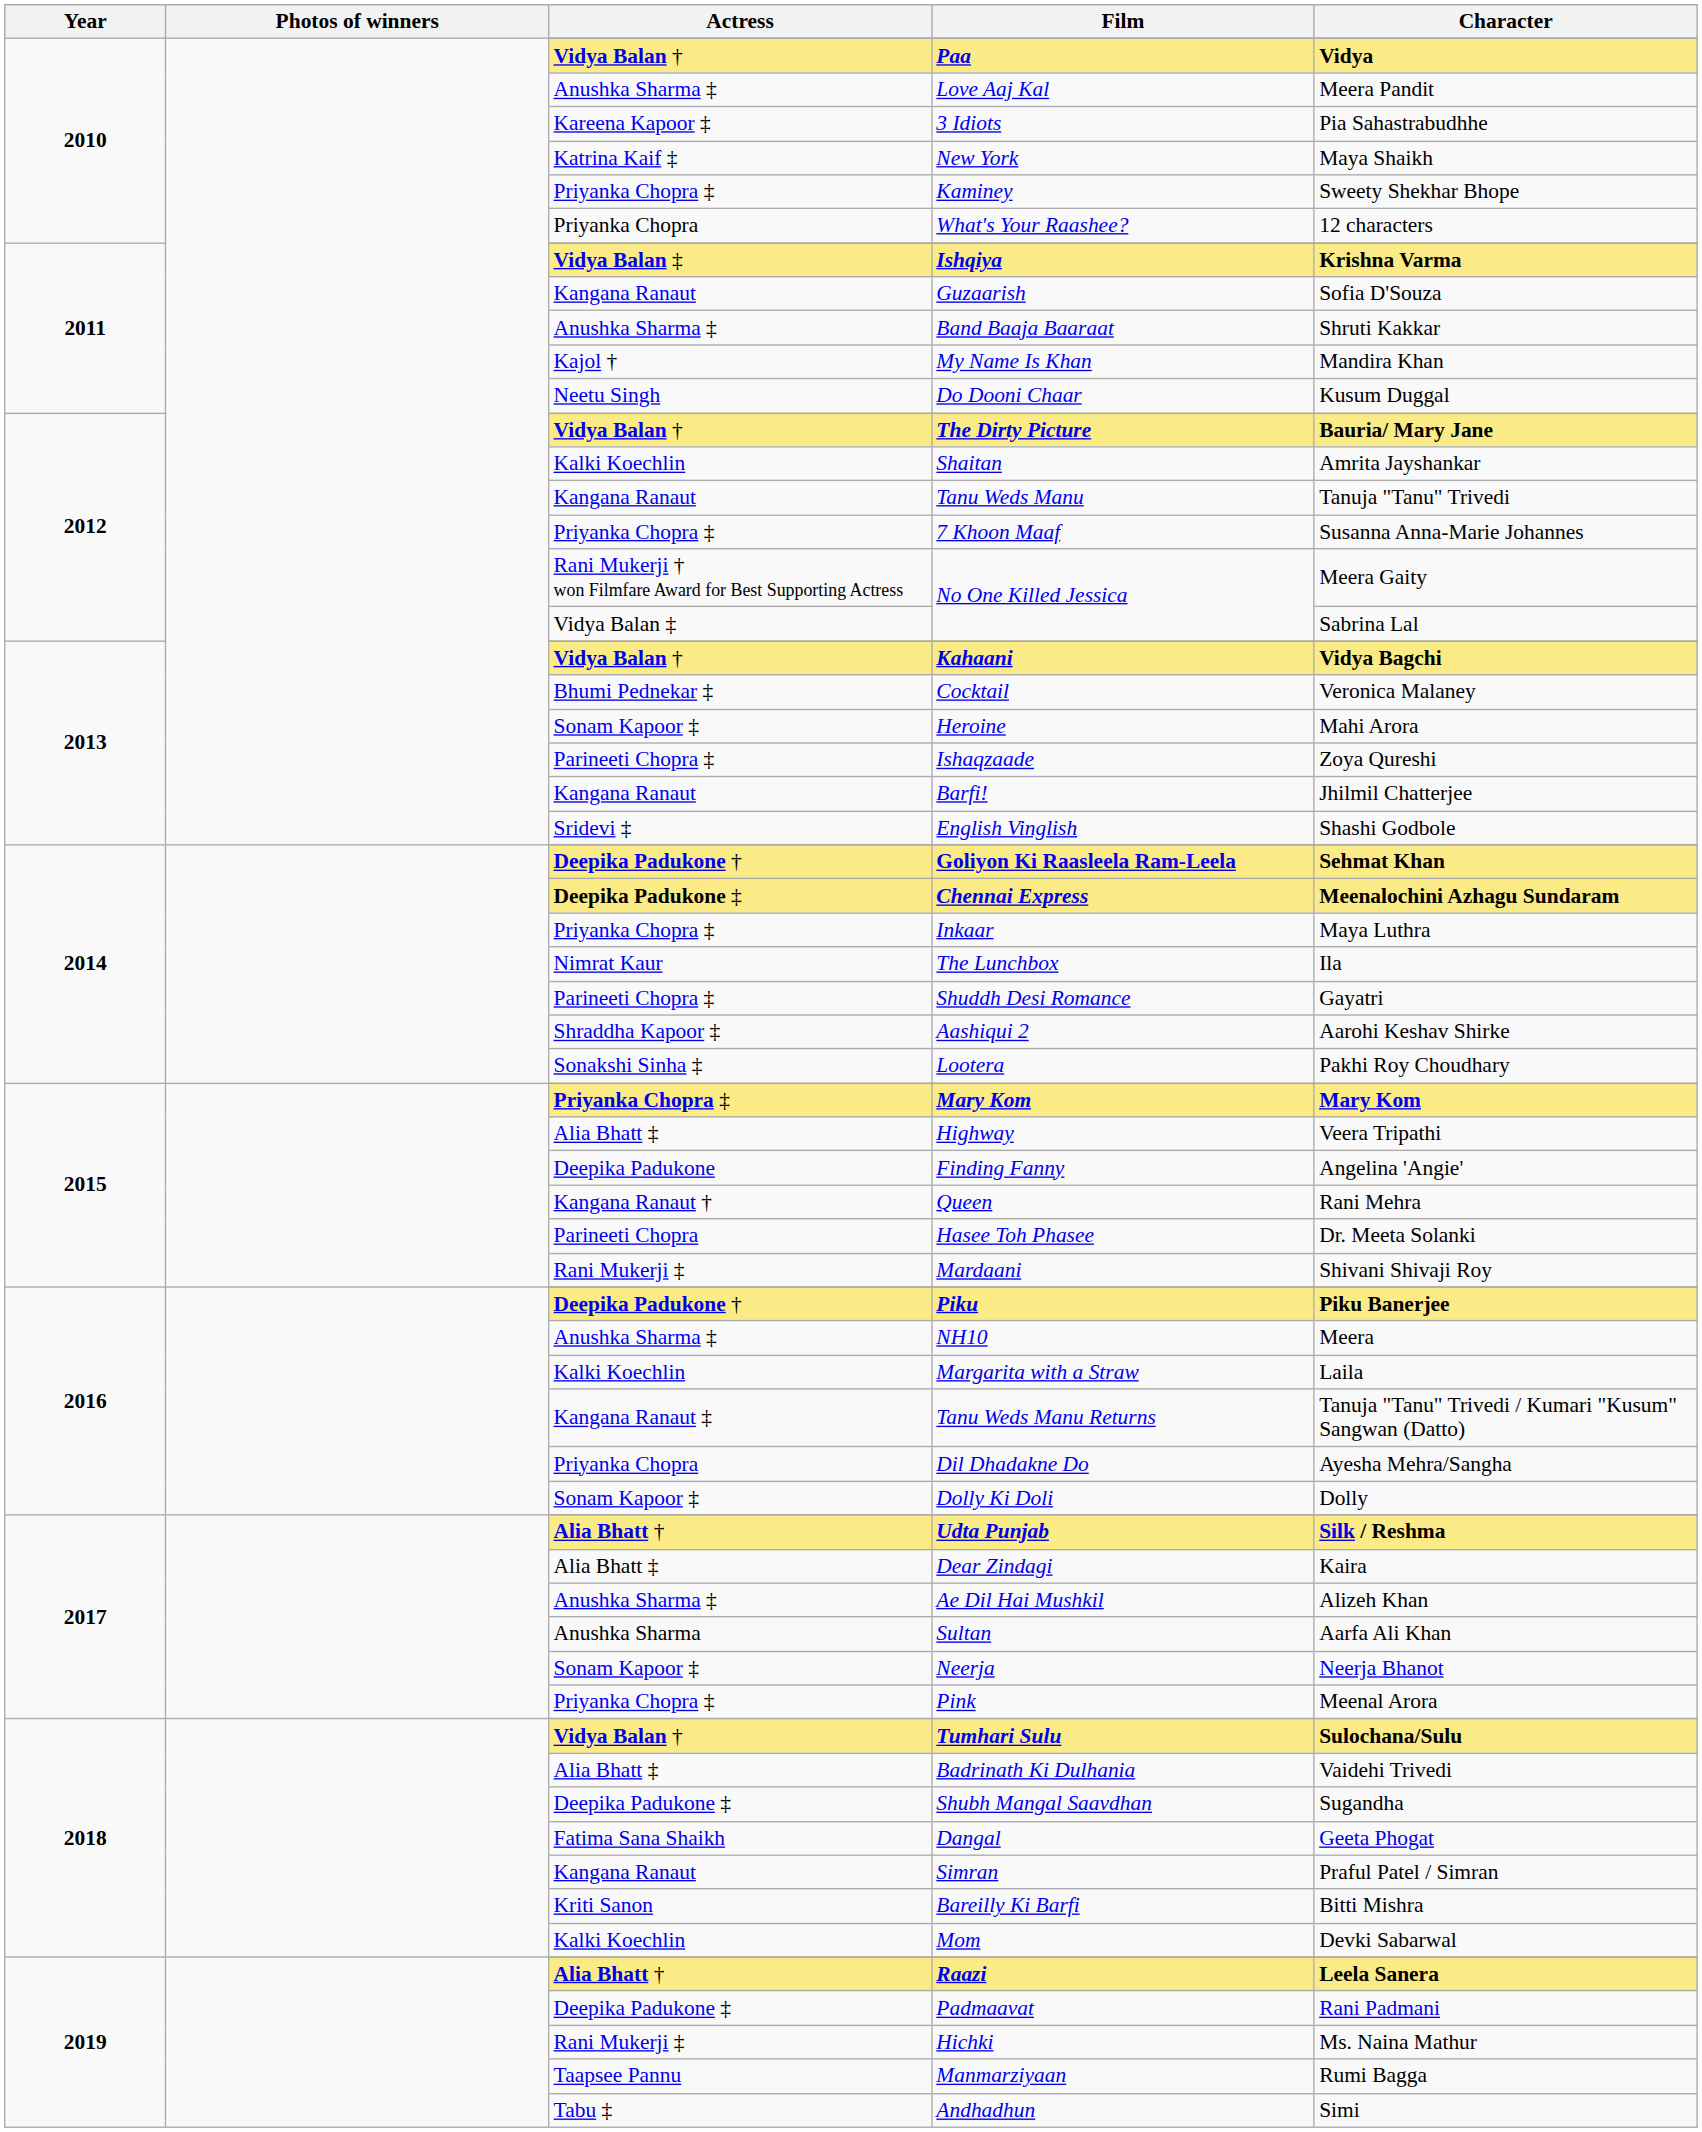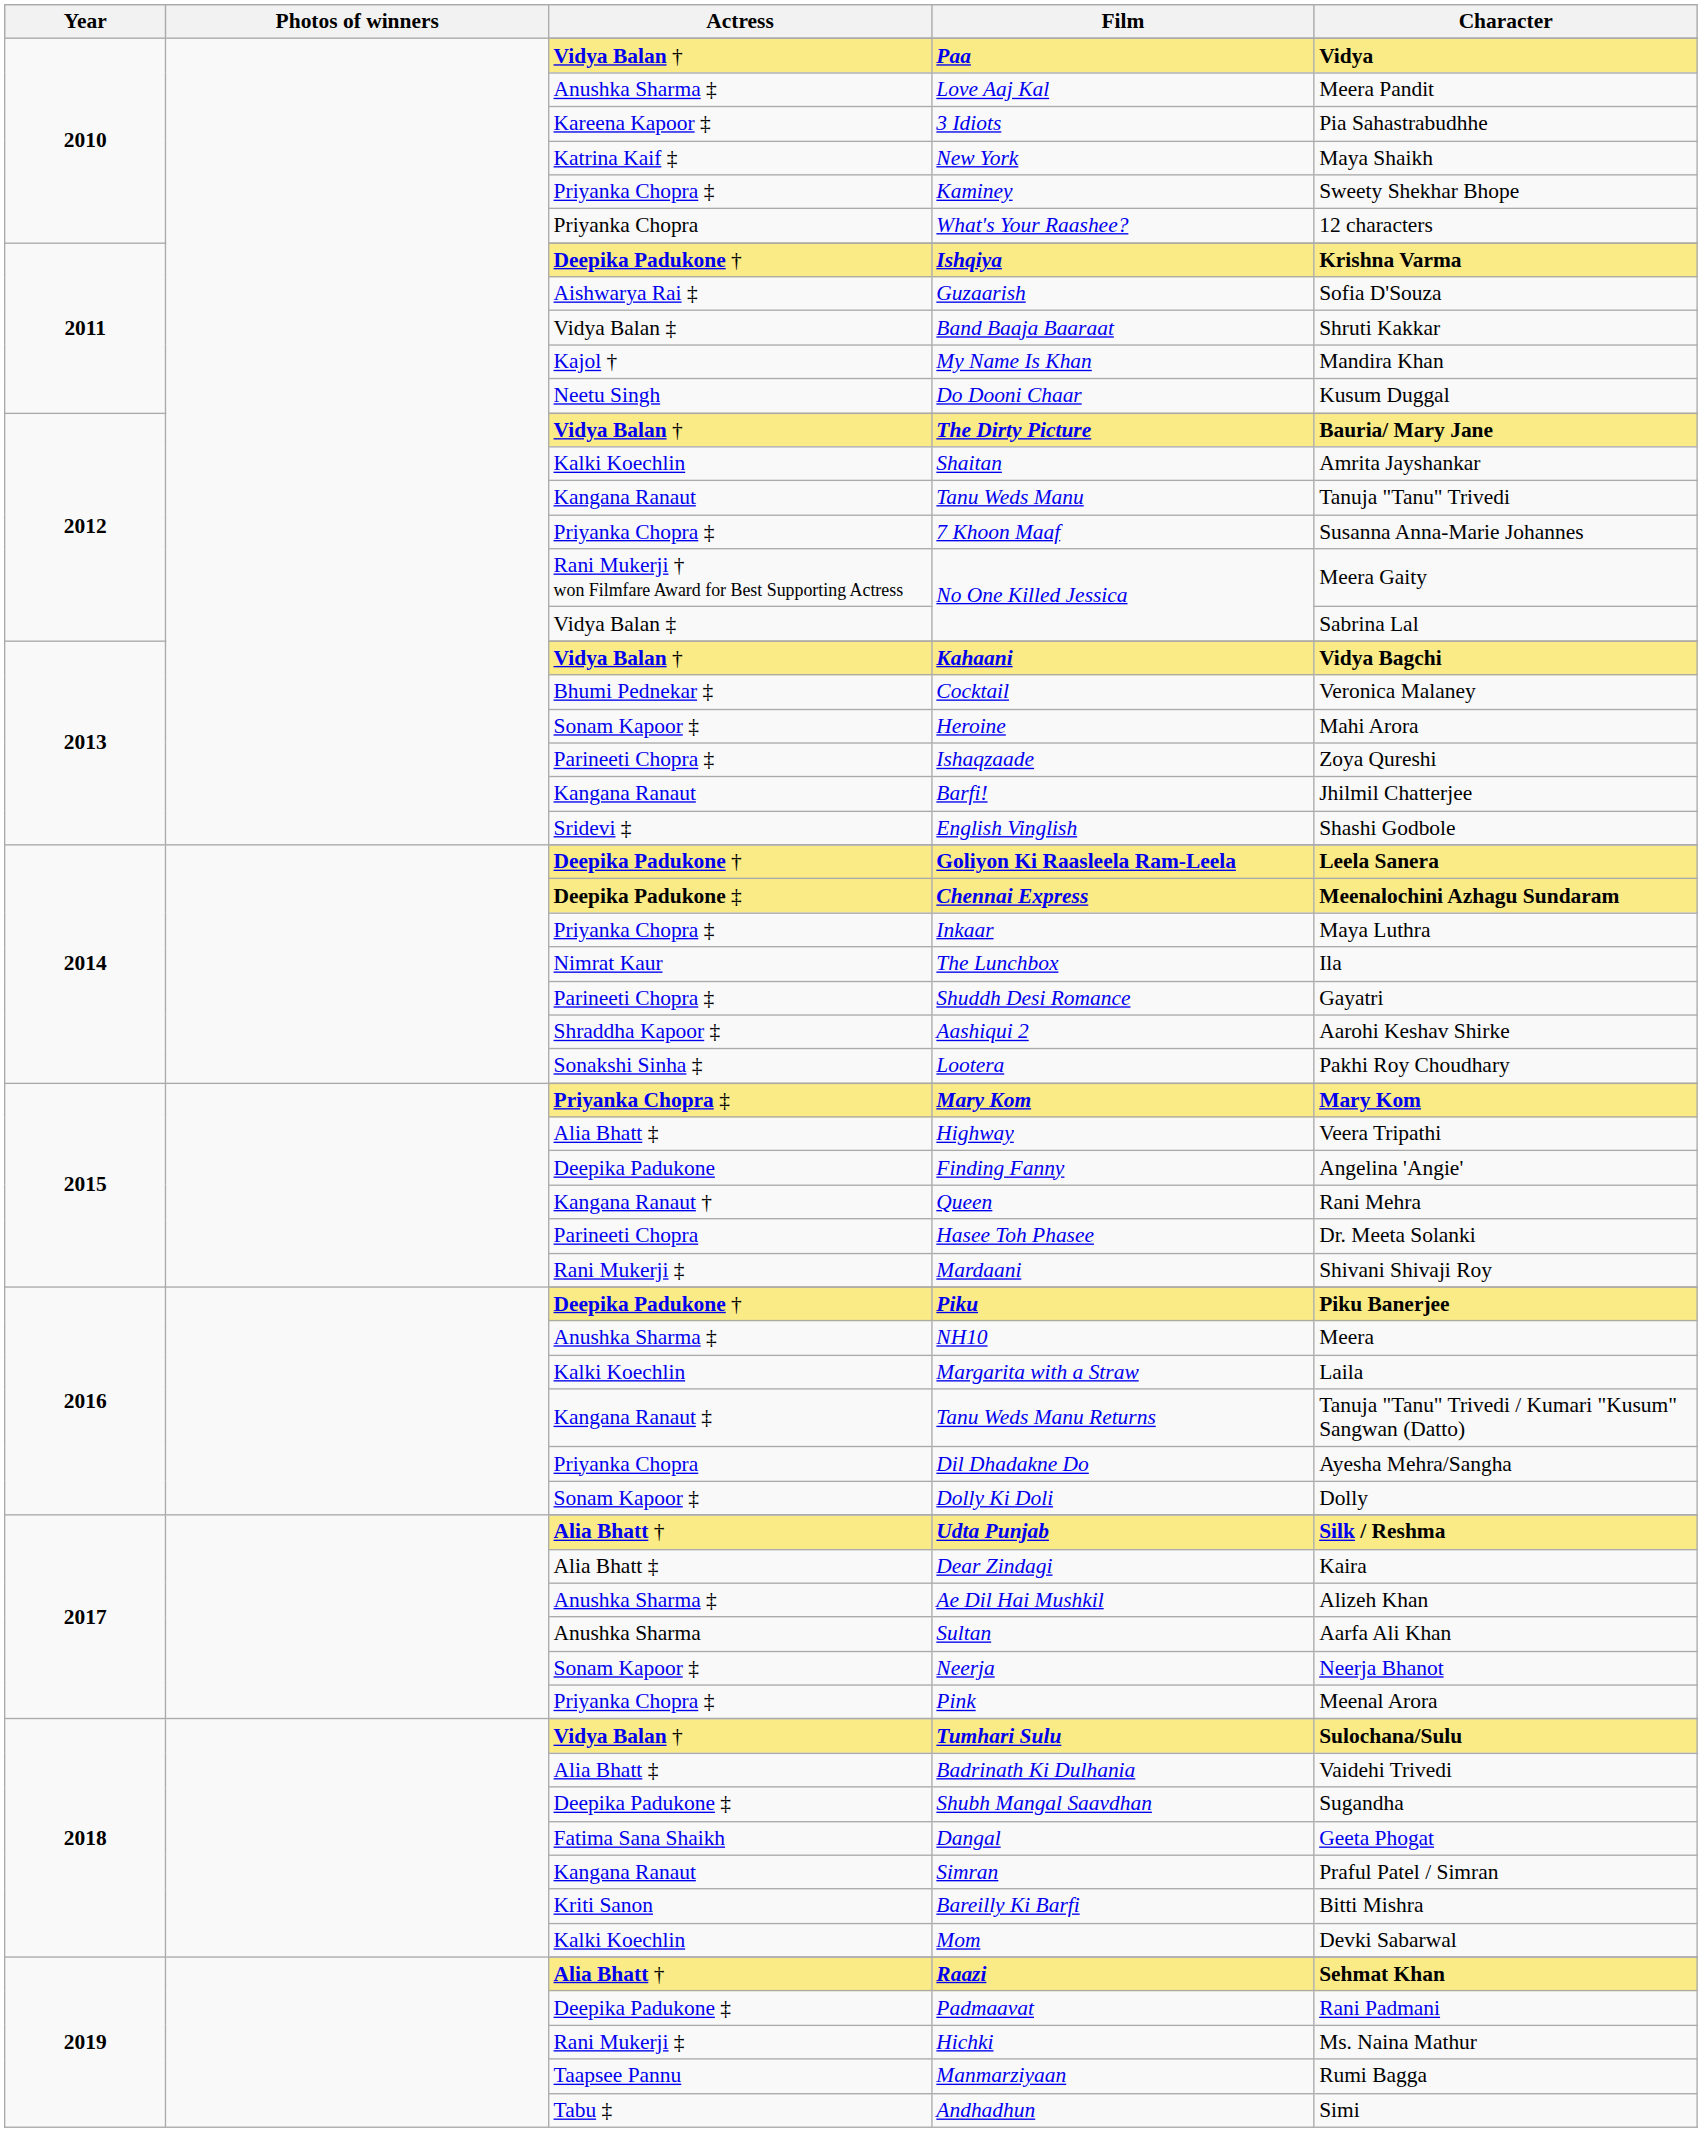(618, 259) Vidya Balan ‡ -> (648, 259) Deepika Padukone †
(625, 293) Kangana Ranaut -> (626, 293) Aishwarya Rai ‡
(635, 327) Anushka Sharma ‡ -> (615, 327) Vidya Balan ‡
(1382, 861) Sehmat Khan -> (1379, 861) Leela Sanera
(1379, 1973) Leela Sanera -> (1382, 1973) Sehmat Khan
